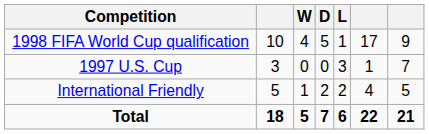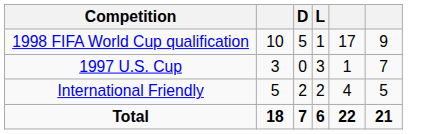- column: (304, 16)
